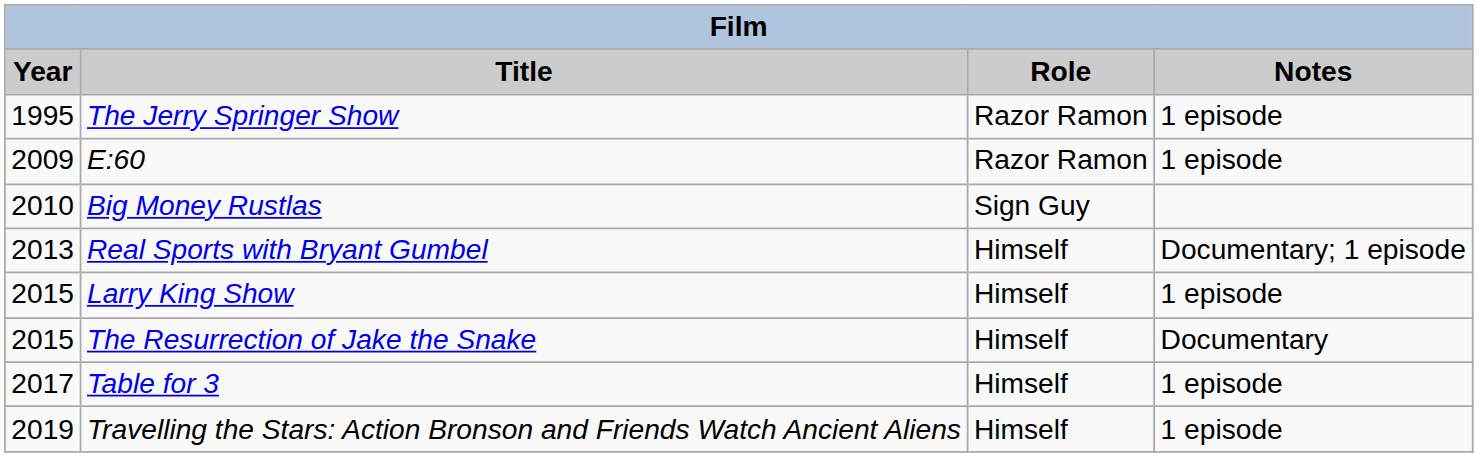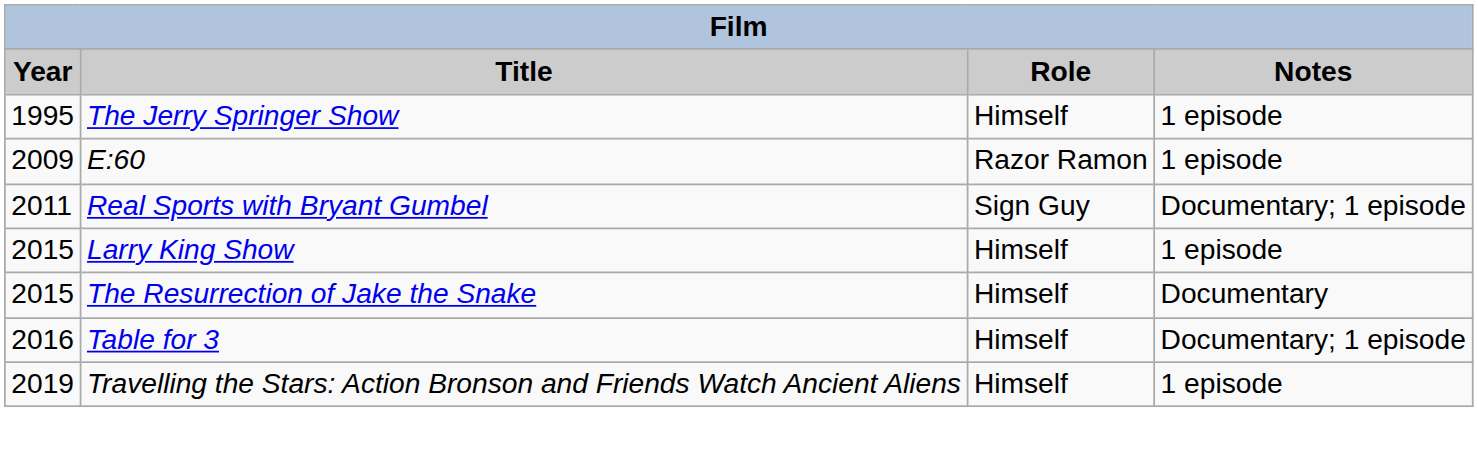(1061, 116) Razor Ramon -> (1021, 116) Himself
- row: (204, 205)
(43, 250) 2013 -> (42, 205) 2011
(1021, 250) Himself -> (1032, 205) Sign Guy
(43, 384) 2017 -> (43, 339) 2016
(1222, 384) 1 episode -> (1313, 339) Documentary; 1 episode
